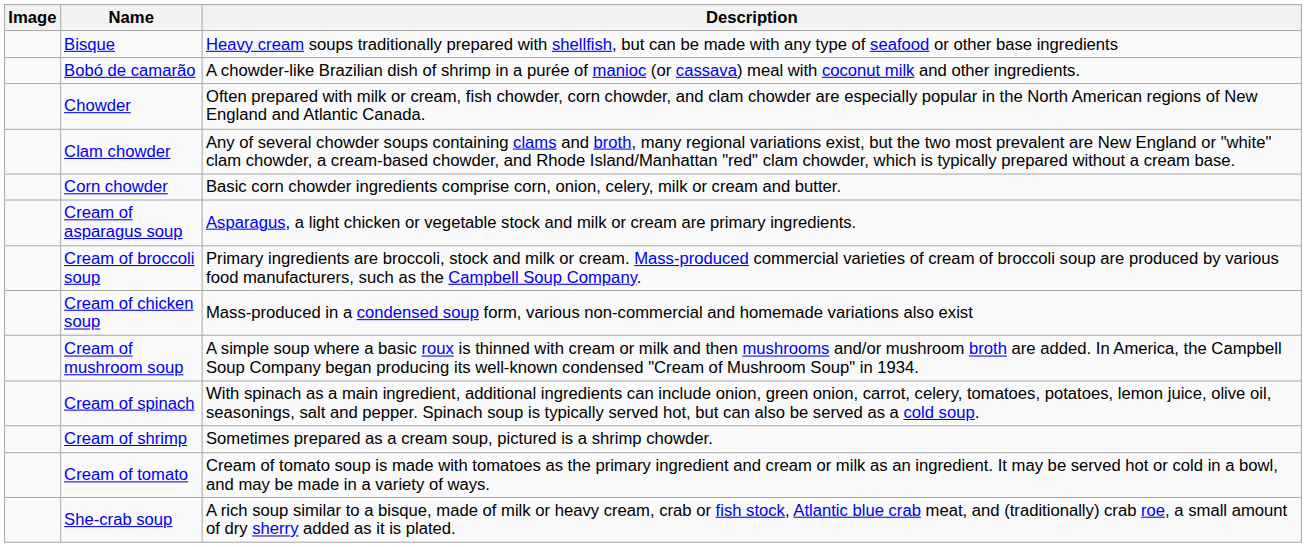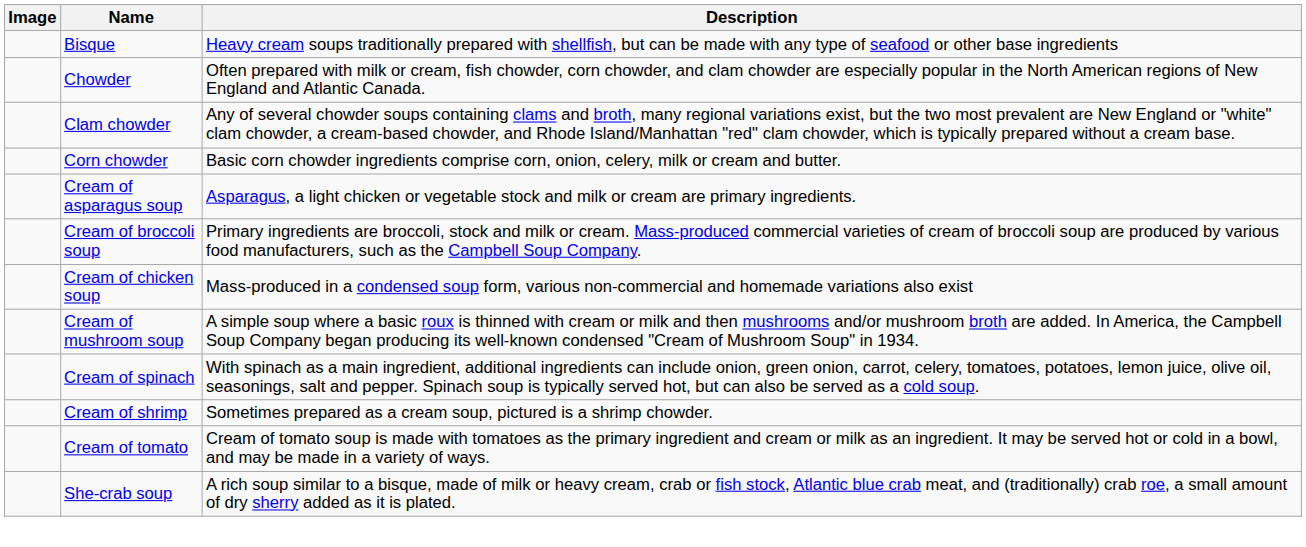- row: (130, 70)
